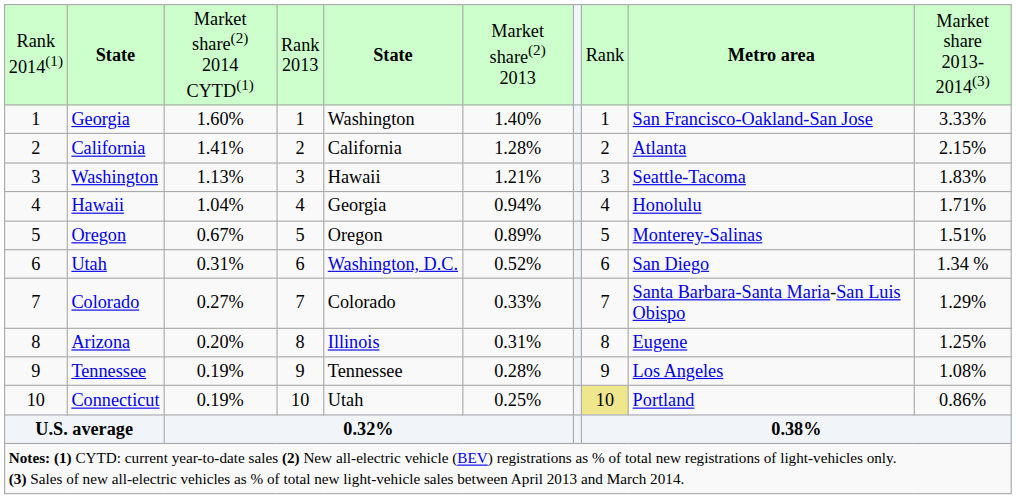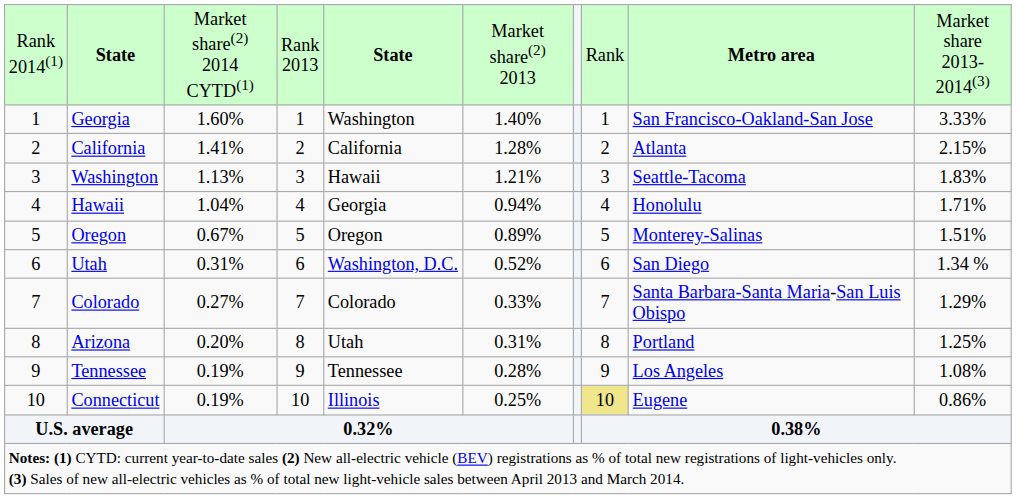(354, 342) Illinois -> (346, 342) Utah
(660, 342) Eugene -> (664, 342) Portland
(346, 400) Utah -> (354, 400) Illinois
(664, 400) Portland -> (660, 400) Eugene
